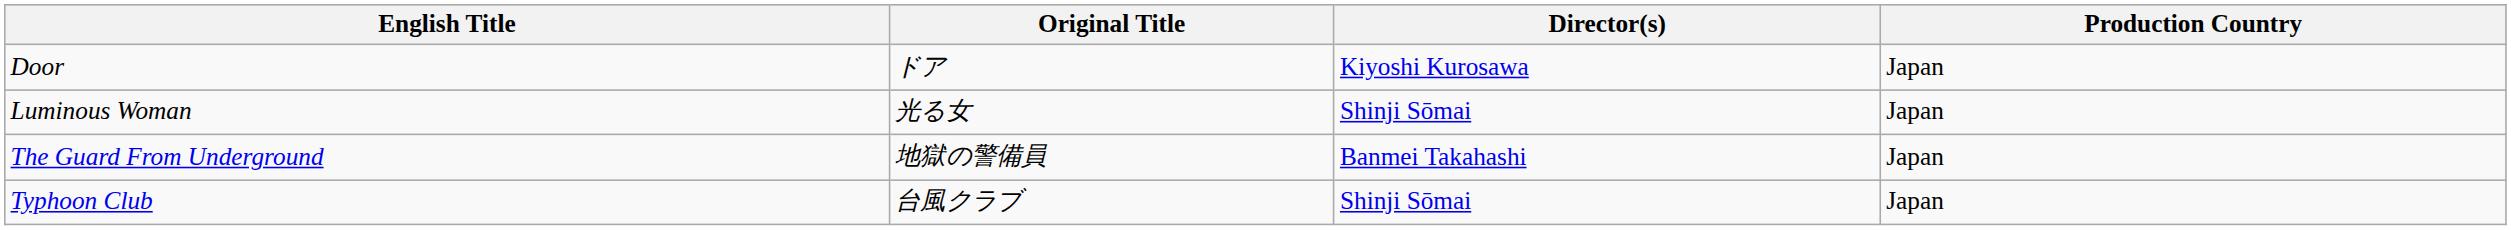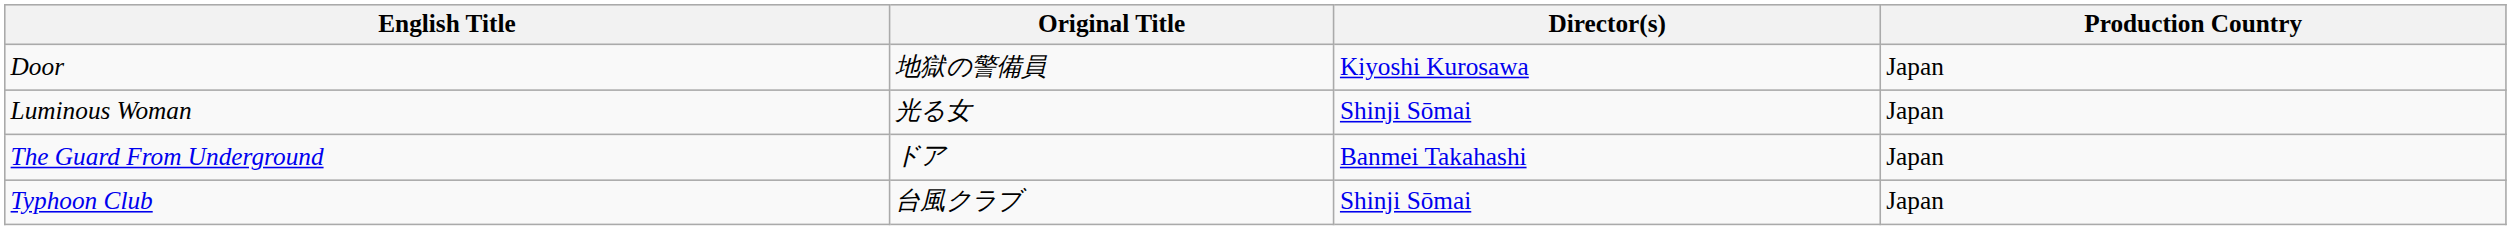(920, 66) ドア -> (971, 66) 地獄の警備員
(971, 155) 地獄の警備員 -> (920, 155) ドア
